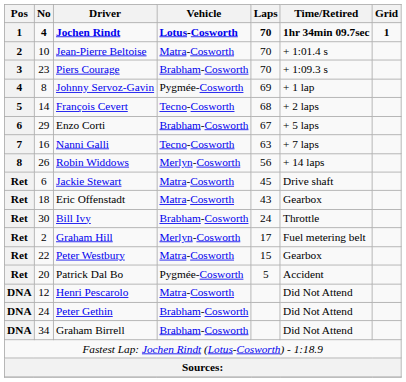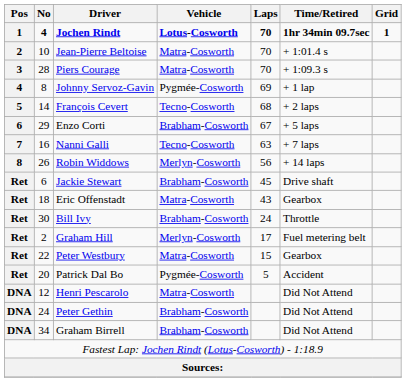(44, 69) 23 -> (44, 69) 28
(204, 69) Brabham-Cosworth -> (197, 69) Matra-Cosworth
(197, 181) Matra-Cosworth -> (204, 181) Brabham-Cosworth
